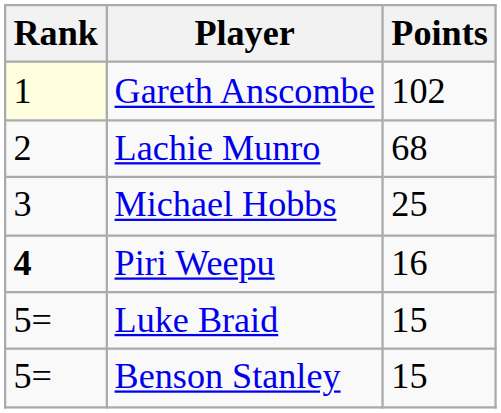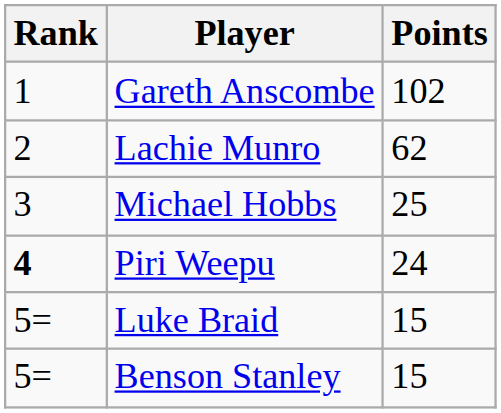(23, 90) lightyellow background -> (23, 90) no background
(409, 147) 68 -> (409, 147) 62
(409, 262) 16 -> (409, 262) 24
